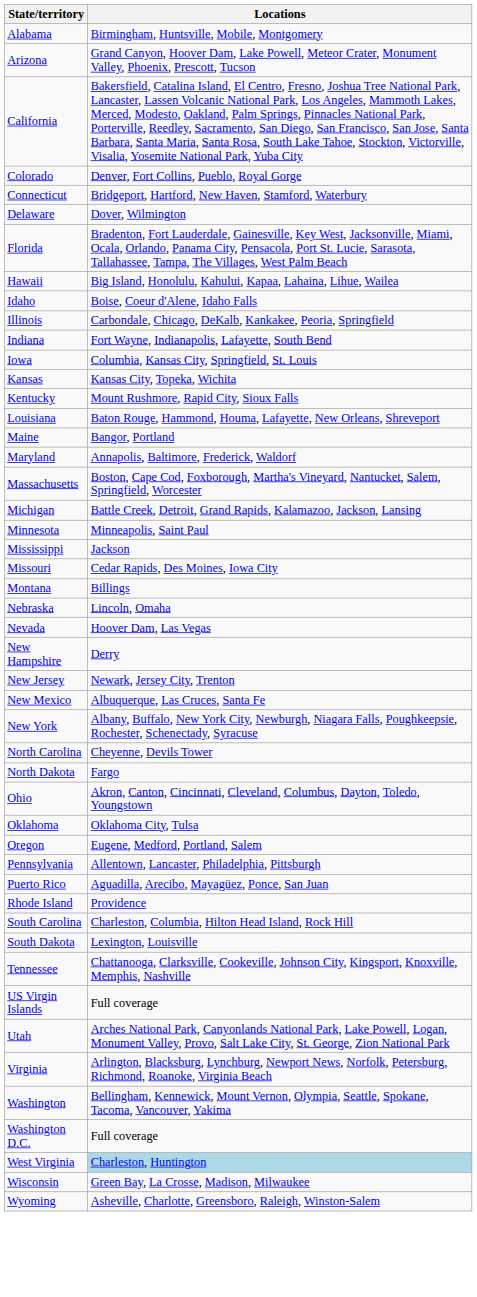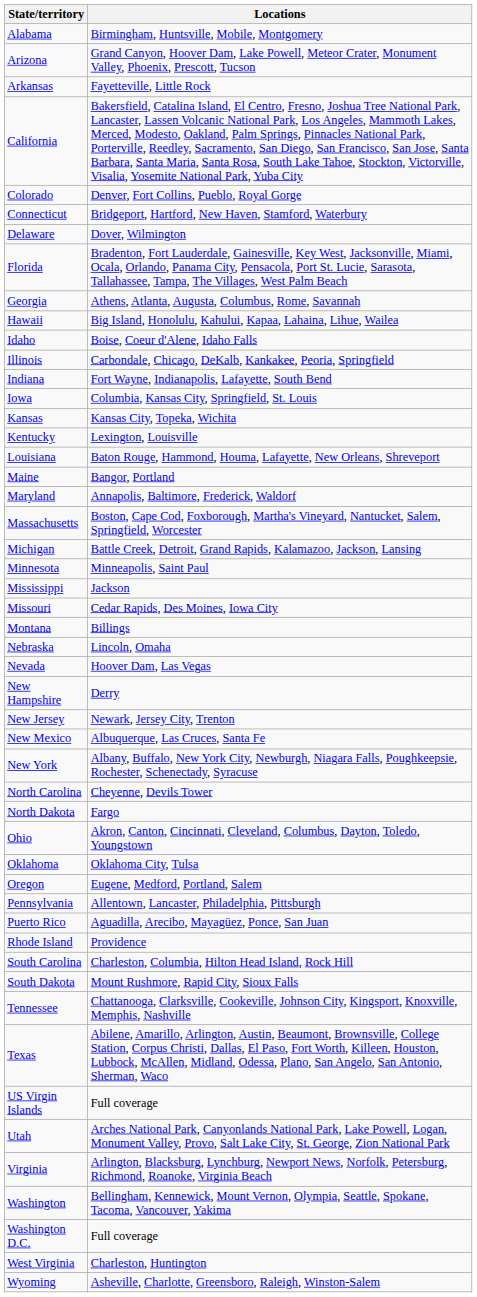+ row: (30, 86)
+ row: (27, 300)
(194, 398) Mount Rushmore, Rapid City, Sioux Falls -> (144, 437) Lexington, Louisville
(144, 942) Lexington, Louisville -> (194, 981) Mount Rushmore, Rapid City, Sioux Falls
+ row: (22, 1055)
(149, 1162) lightblue background -> (149, 1262) no background
- row: (33, 1182)
